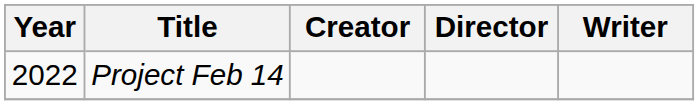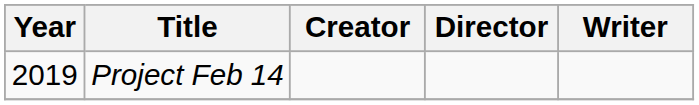(45, 74) 2022 -> (45, 74) 2019
